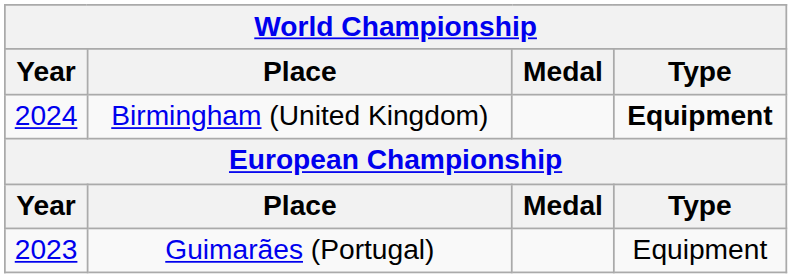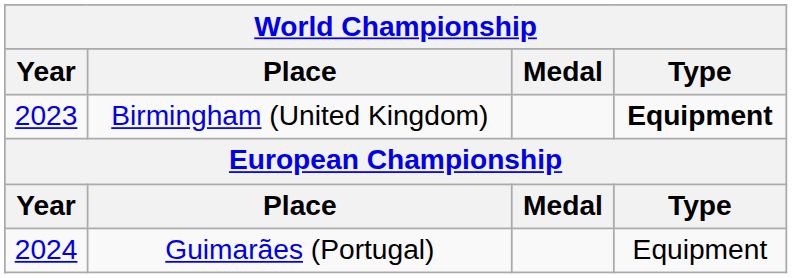(46, 116) 2024 -> (46, 116) 2023
(46, 250) 2023 -> (46, 250) 2024
